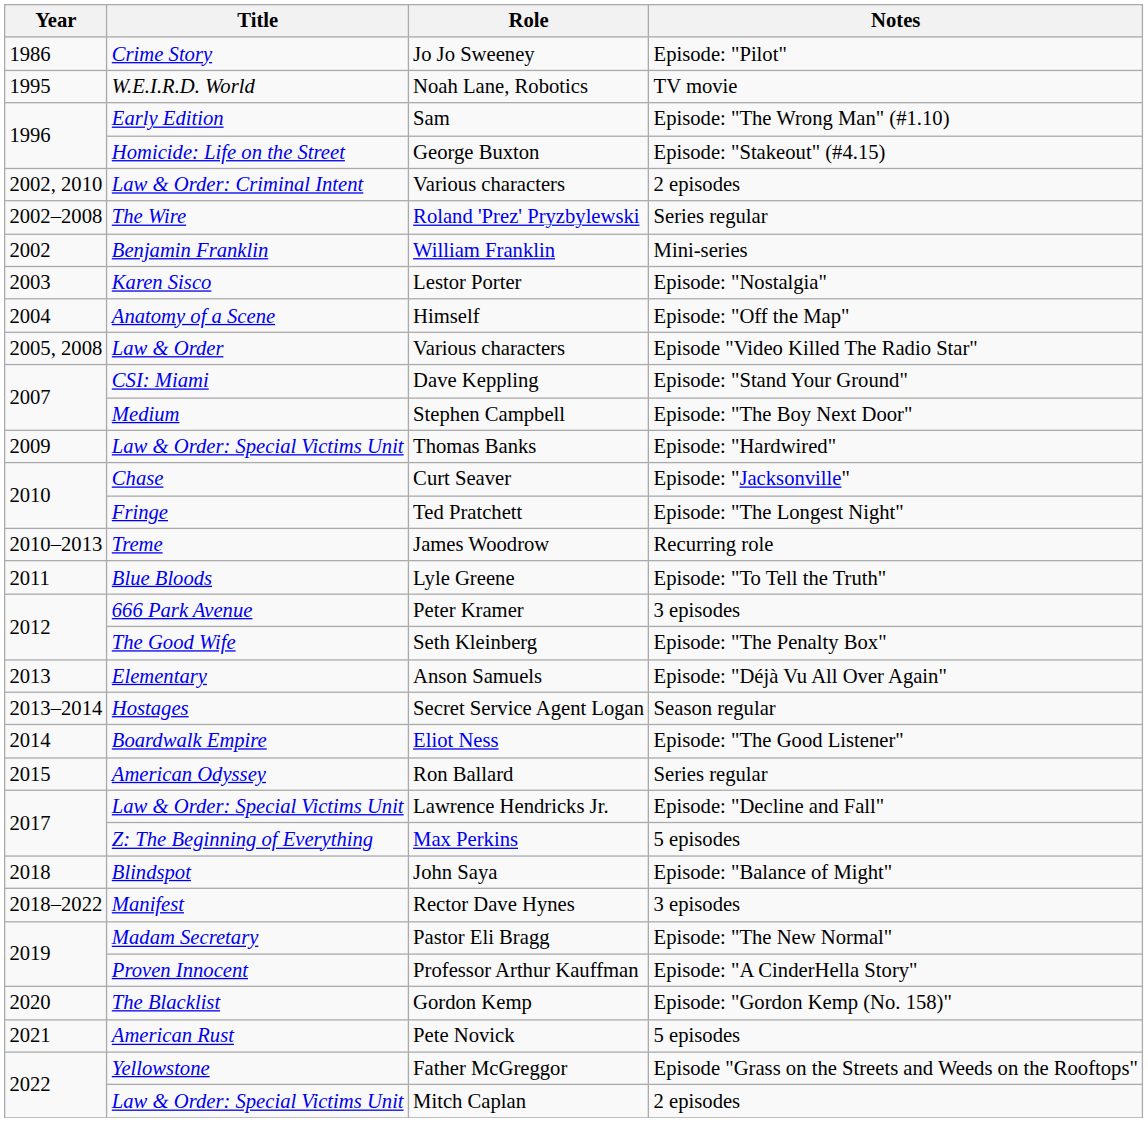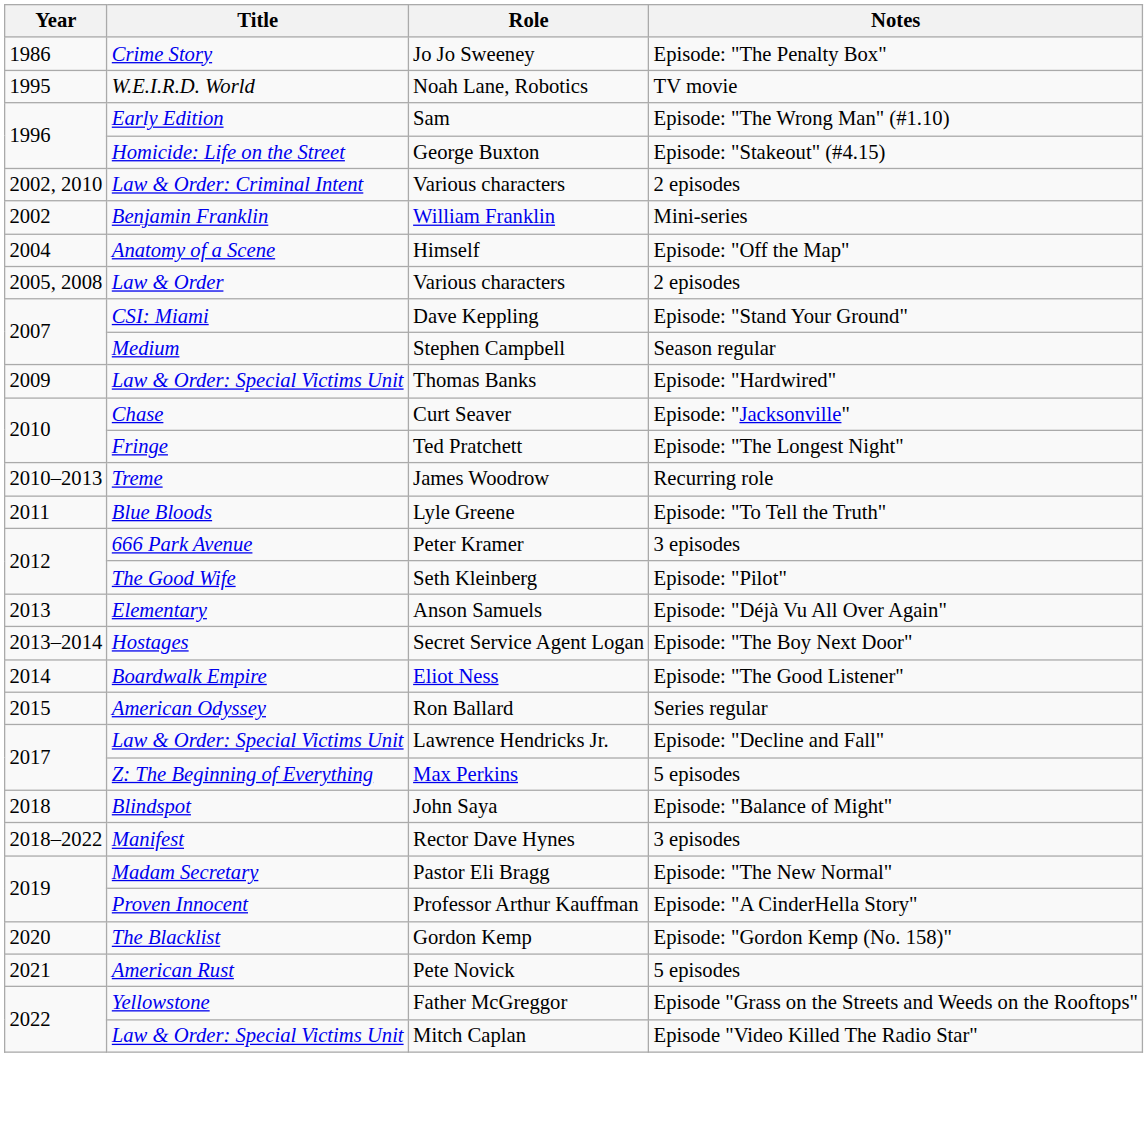(720, 53) Episode: "Pilot" -> (770, 53) Episode: "The Penalty Box"
- row: (149, 217)
- row: (162, 282)
(816, 348) Episode "Video Killed The Radio Star" -> (697, 282) 2 episodes
(783, 413) Episode: "The Boy Next Door" -> (715, 348) Season regular
(770, 642) Episode: "The Penalty Box" -> (720, 577) Episode: "Pilot"
(715, 708) Season regular -> (783, 642) Episode: "The Boy Next Door"
(697, 1101) 2 episodes -> (816, 1035) Episode "Video Killed The Radio Star"
